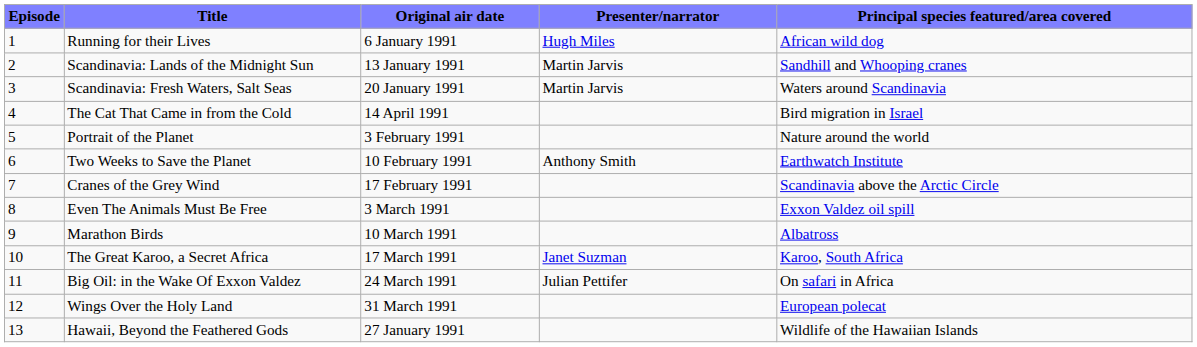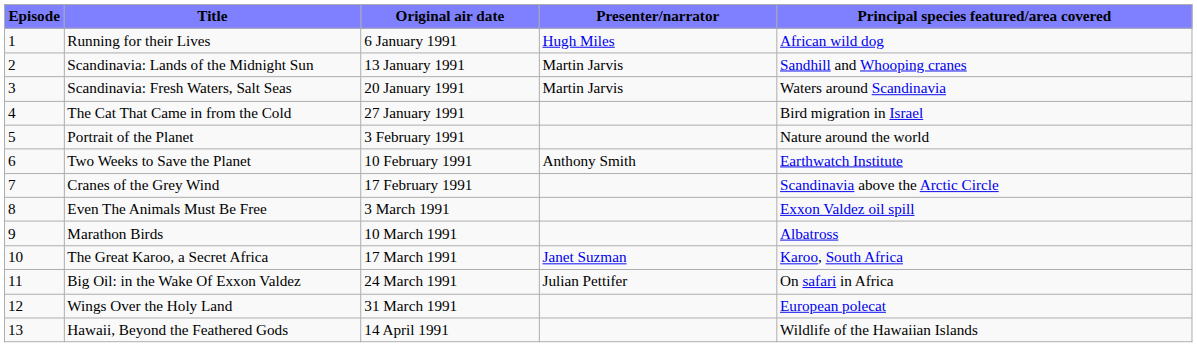(407, 112) 14 April 1991 -> (415, 112) 27 January 1991
(415, 329) 27 January 1991 -> (407, 329) 14 April 1991
